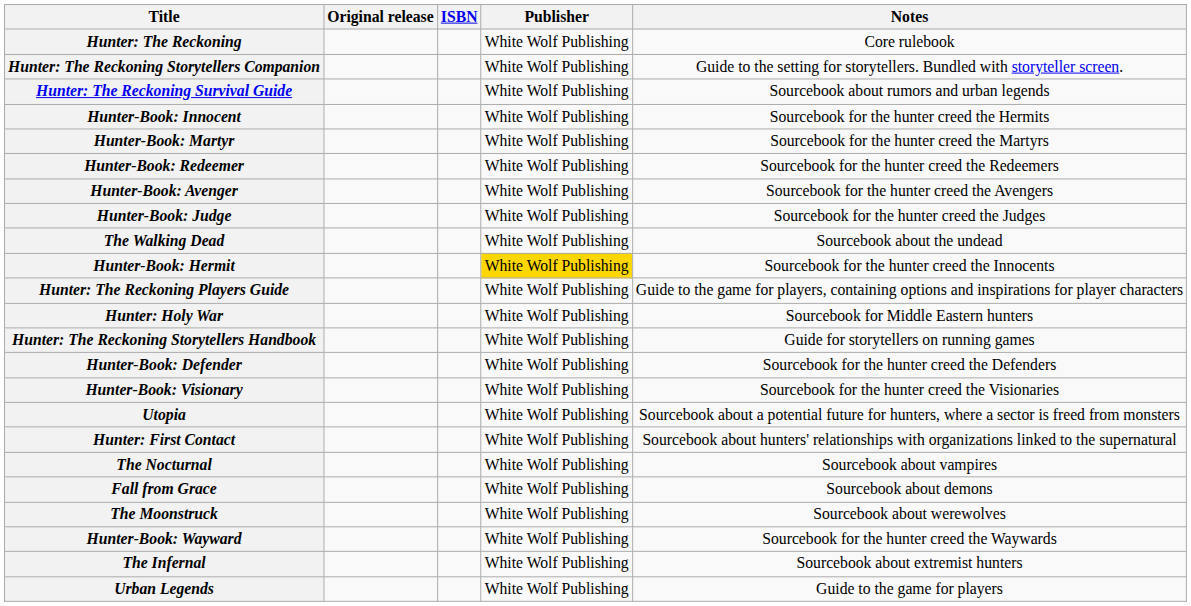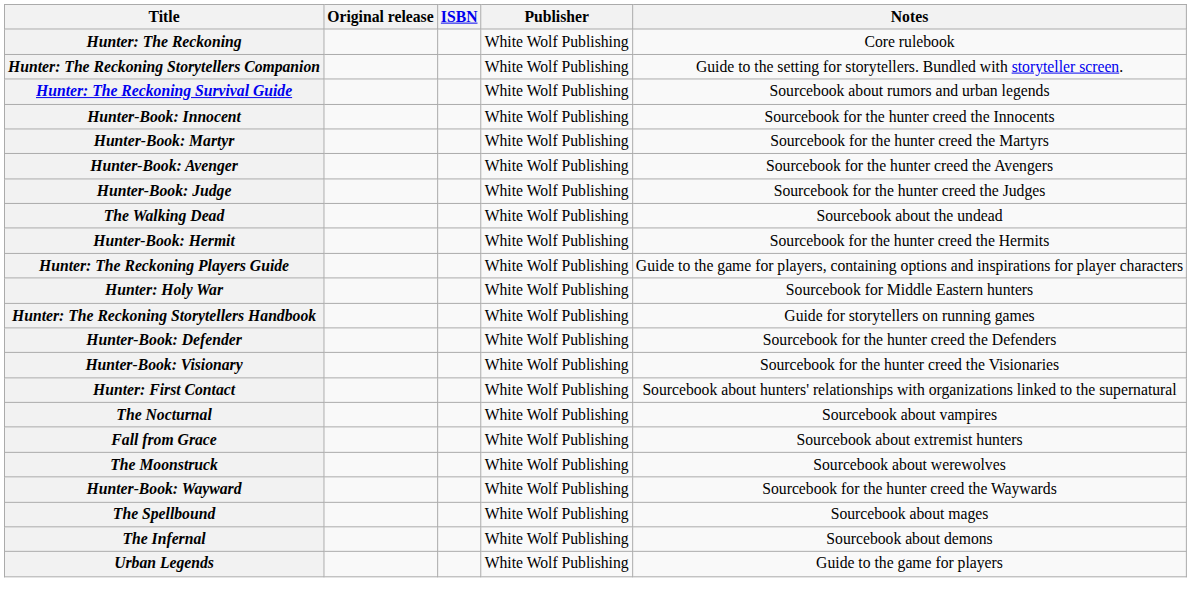(910, 116) Sourcebook for the hunter creed the Hermits -> (910, 116) Sourcebook for the hunter creed the Innocents
- row: (164, 166)
(557, 265) gold background -> (557, 240) no background
(910, 265) Sourcebook for the hunter creed the Innocents -> (910, 240) Sourcebook for the hunter creed the Hermits
- row: (164, 414)
(910, 489) Sourcebook about demons -> (910, 439) Sourcebook about extremist hunters
+ row: (164, 514)
(910, 564) Sourcebook about extremist hunters -> (910, 539) Sourcebook about demons
